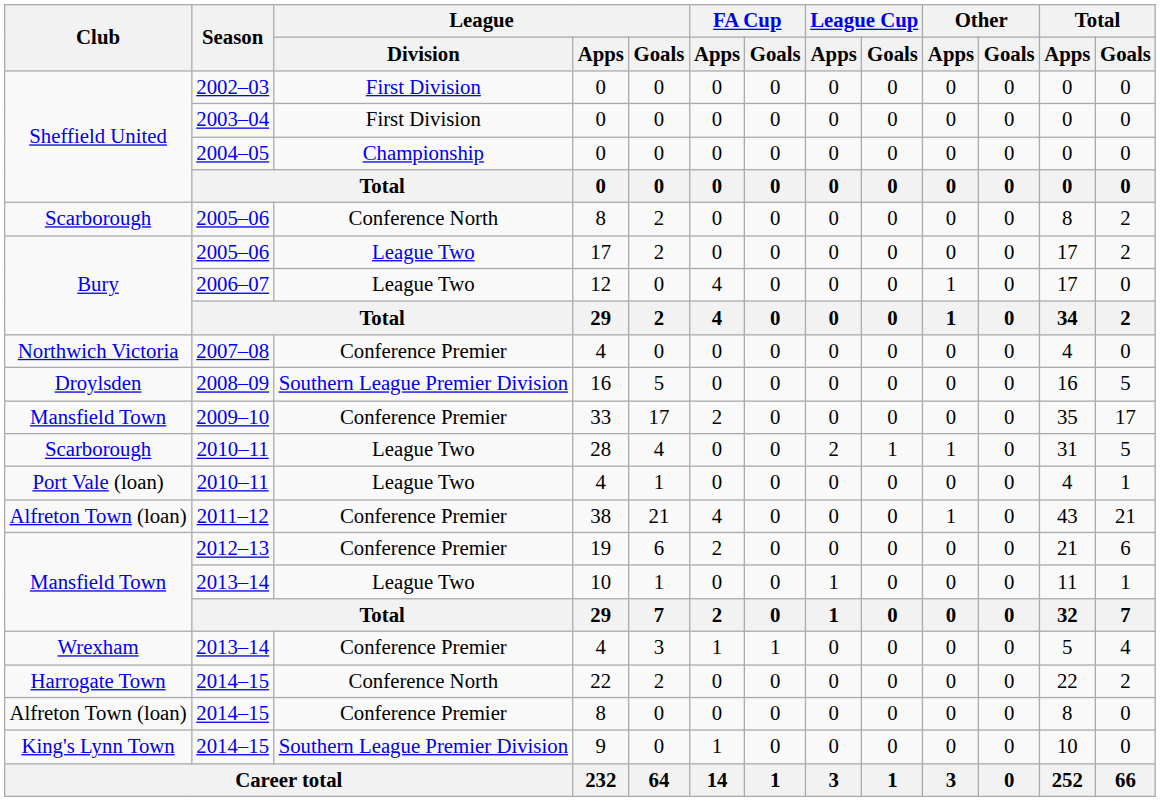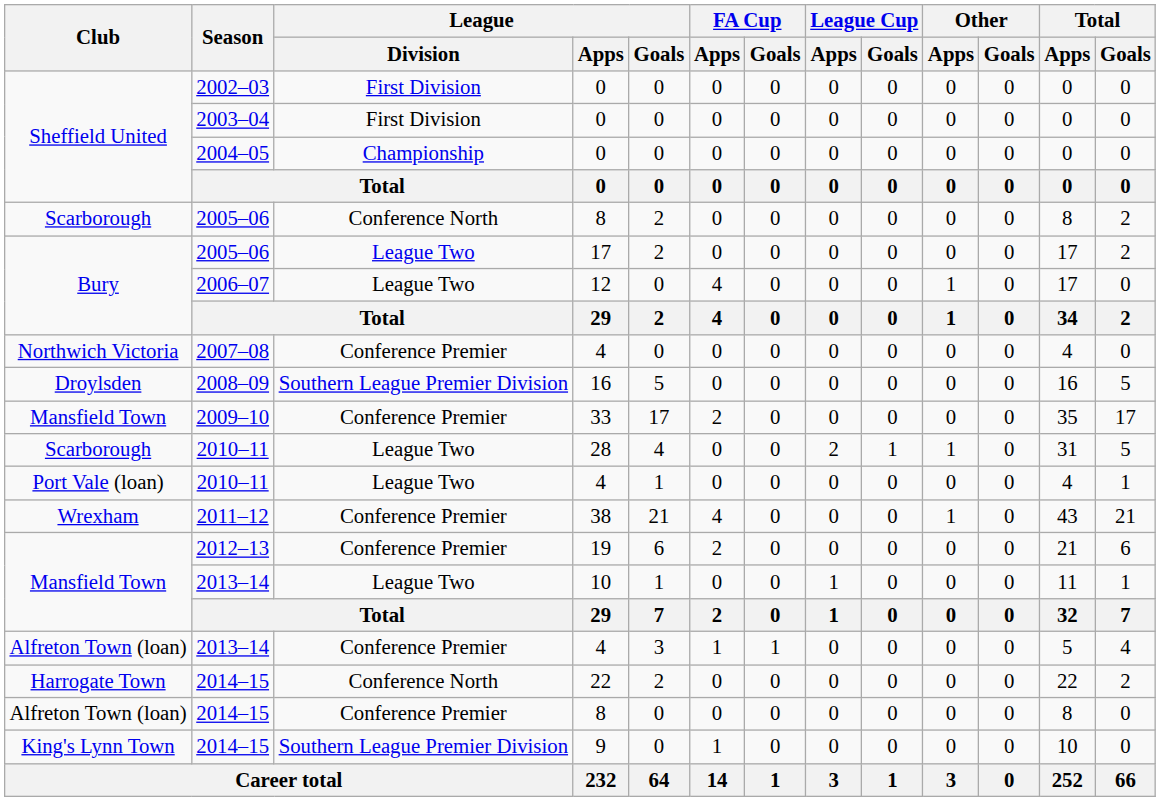(98, 515) Alfreton Town (loan) -> (98, 515) Wrexham
(98, 647) Wrexham -> (98, 647) Alfreton Town (loan)
